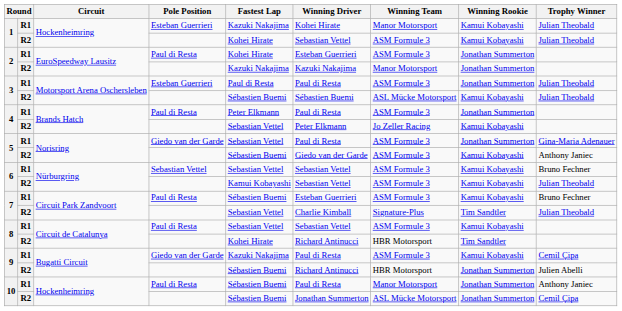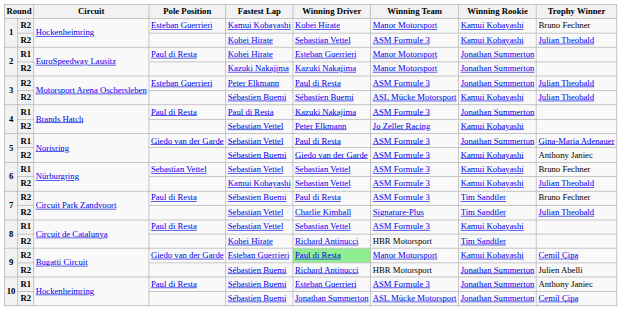(26, 25) R1 -> (26, 25) R2
(258, 25) Kazuki Nakajima -> (259, 25) Kamui Kobayashi
(566, 25) Julian Theobald -> (564, 25) Bruno Fechner
(401, 54) ASM Formule 3 -> (405, 54) Manor Motorsport
(26, 83) R1 -> (26, 83) R2
(251, 83) Paul di Resta -> (253, 83) Peter Elkmann
(253, 111) Peter Elkmann -> (251, 111) Paul di Resta
(318, 111) Paul di Resta -> (325, 111) Kazuki Nakajima
(26, 197) R1 -> (26, 197) R2
(326, 197) Esteban Guerrieri -> (318, 197) Paul di Resta
(492, 197) Kamui Kobayashi -> (483, 197) Tim Sandtler
(26, 255) R1 -> (26, 255) R2
(258, 255) Kazuki Nakajima -> (259, 255) Esteban Guerrieri
(318, 255) no background -> (318, 255) lightgreen background
(401, 255) ASM Formule 3 -> (405, 255) Manor Motorsport
(318, 284) Paul di Resta -> (326, 284) Esteban Guerrieri
(405, 284) Manor Motorsport -> (401, 284) ASM Formule 3
